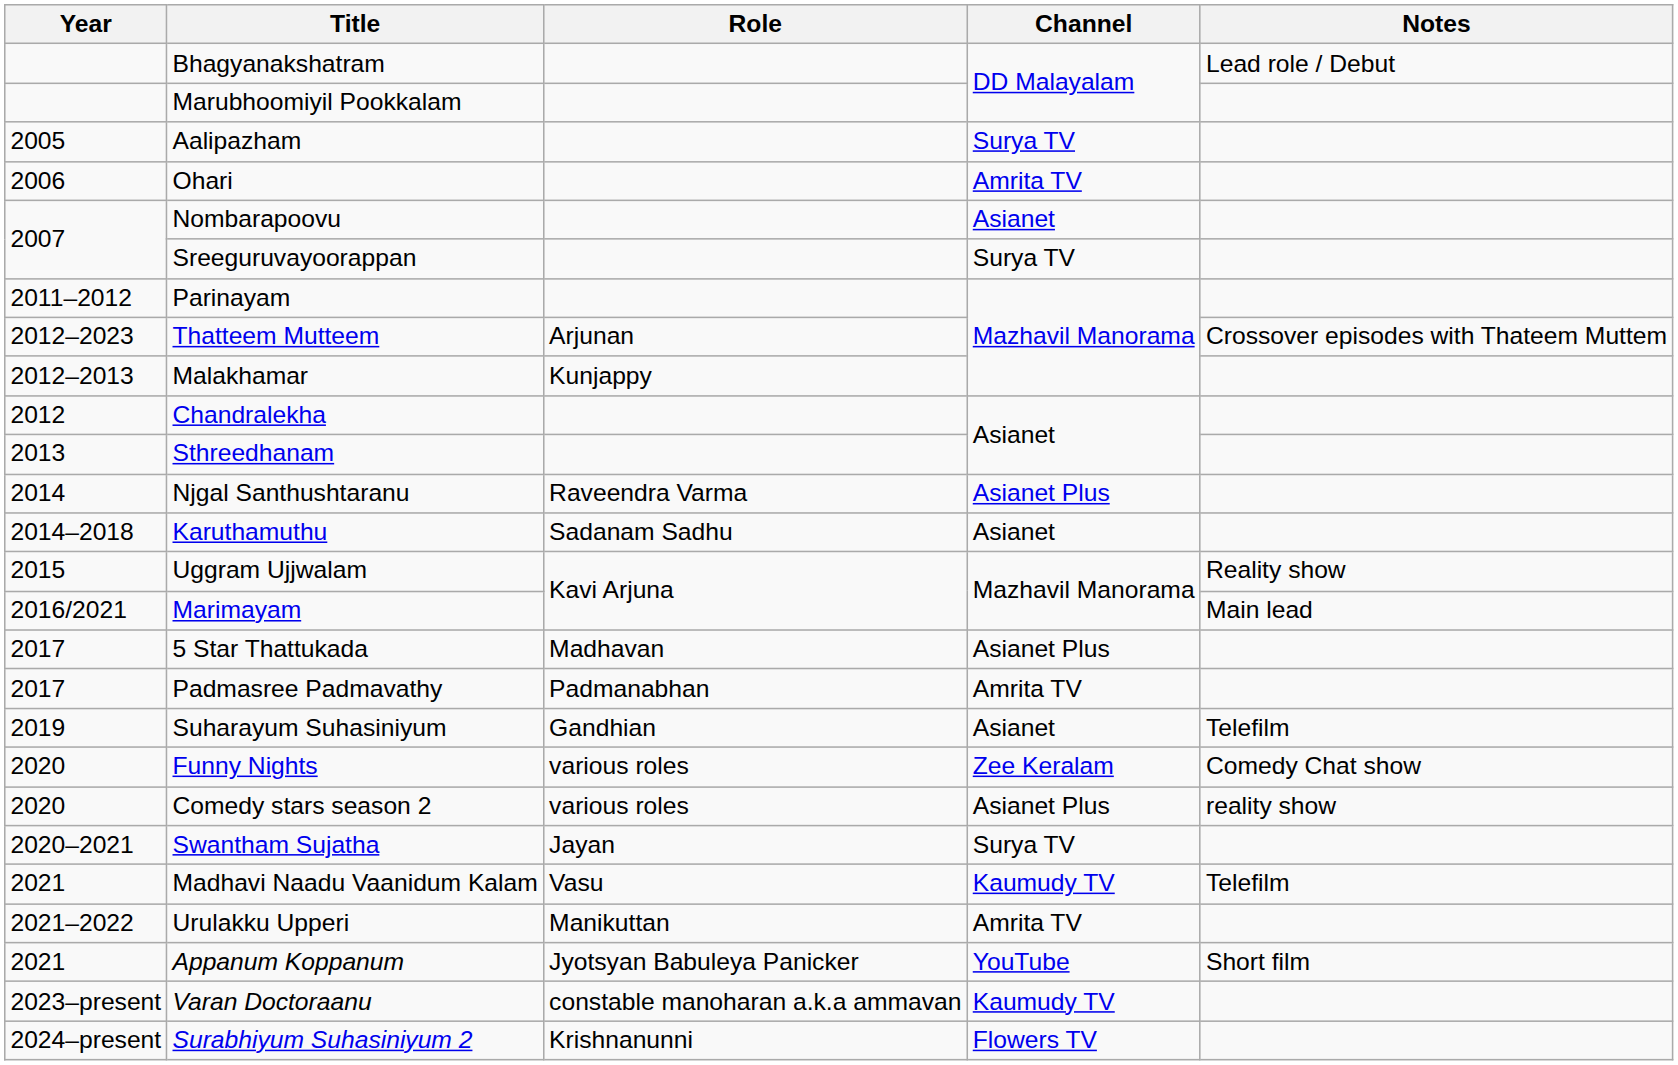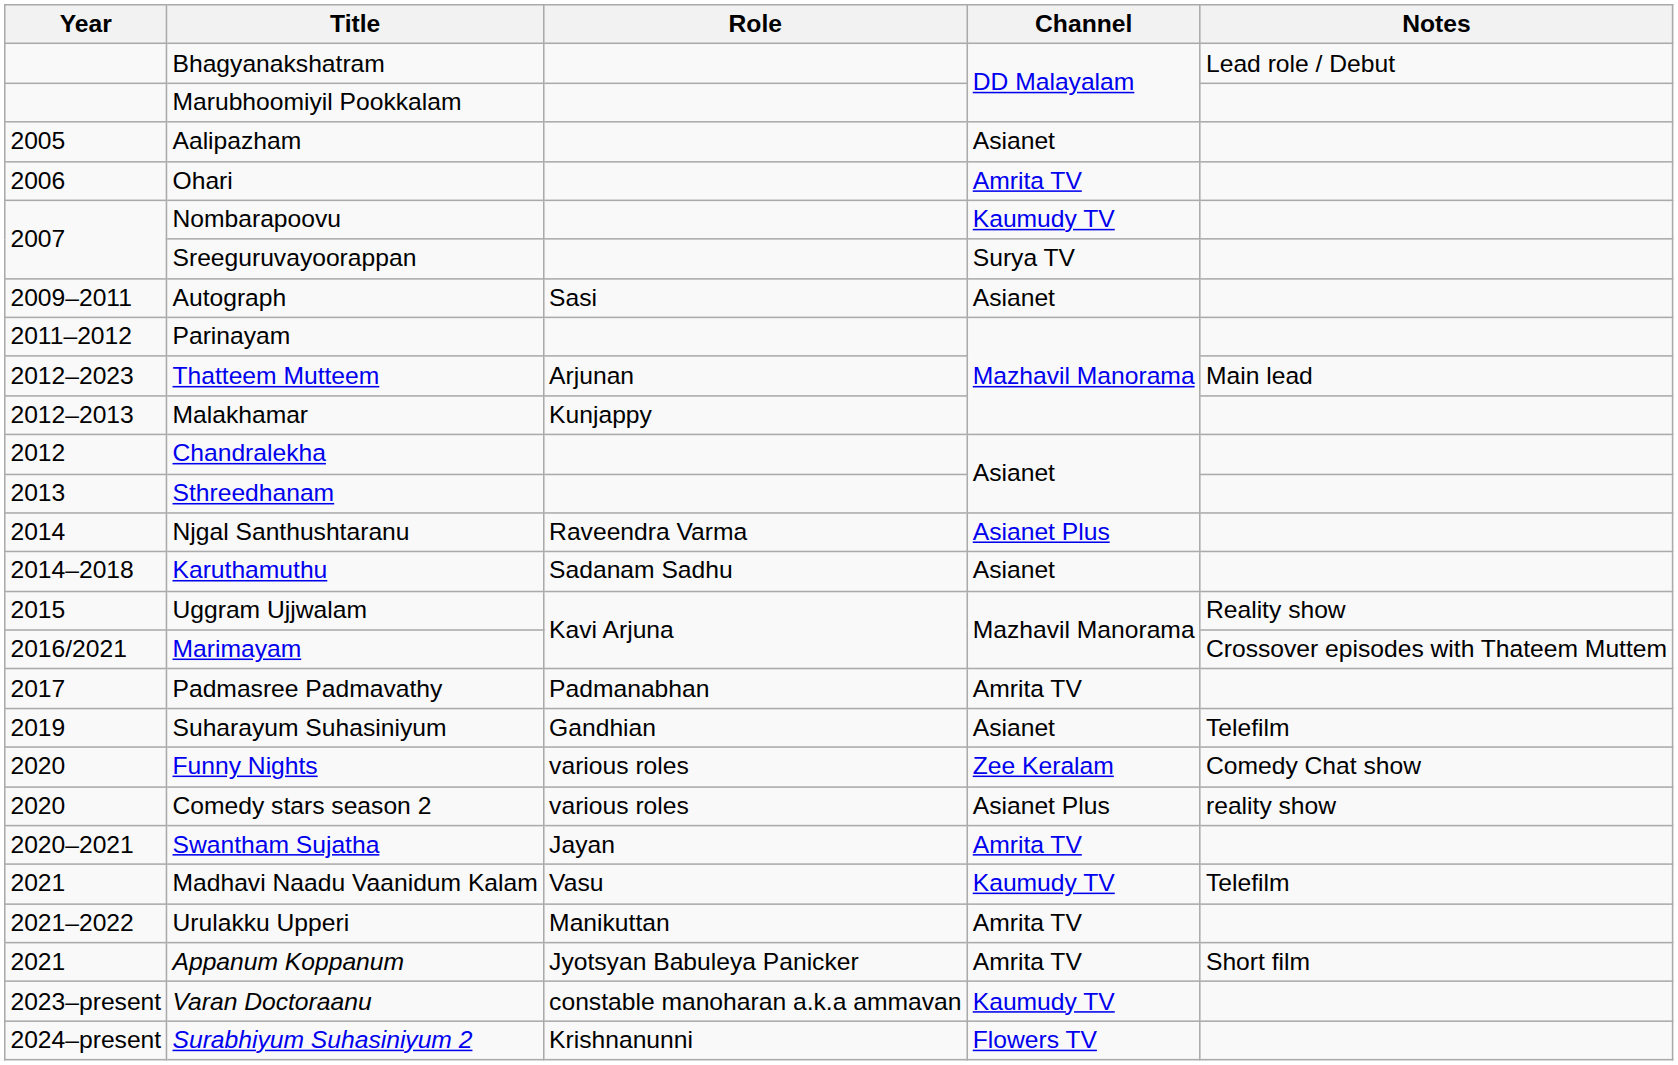(1024, 141) Surya TV -> (1014, 141) Asianet
(1014, 219) Asianet -> (1044, 219) Kaumudy TV
+ row: (229, 297)
(1437, 336) Crossover episodes with Thateem Muttem -> (1259, 375) Main lead
(1259, 610) Main lead -> (1437, 649) Crossover episodes with Thateem Muttem
- row: (270, 649)
(1024, 844) Surya TV -> (1027, 844) Amrita TV
(1021, 961) YouTube -> (1027, 961) Amrita TV
